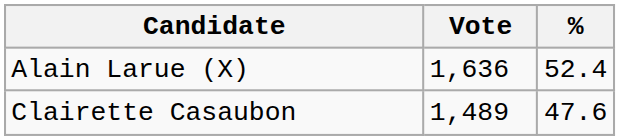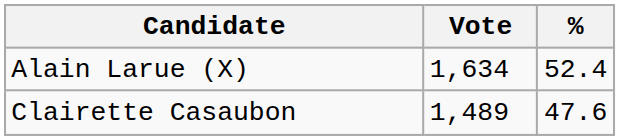(469, 70) 1,636 -> (469, 70) 1,634
